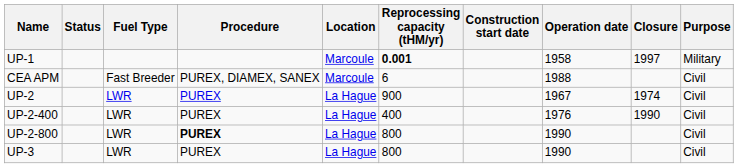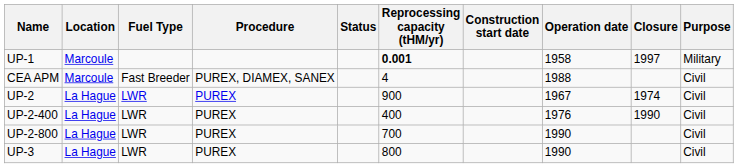columns swapped: (351, 27) <-> (83, 27)
(385, 78) 6 -> (385, 78) 4
(200, 134) bold -> (216, 134) normal
(392, 134) 800 -> (392, 134) 700
